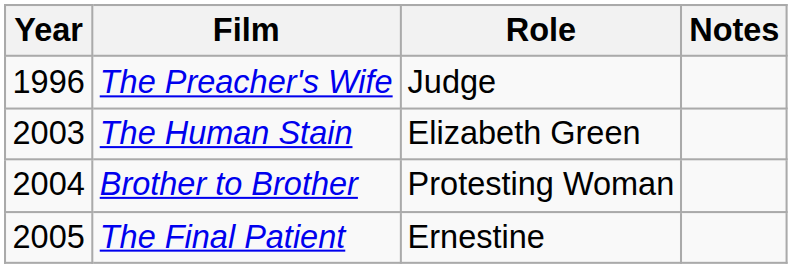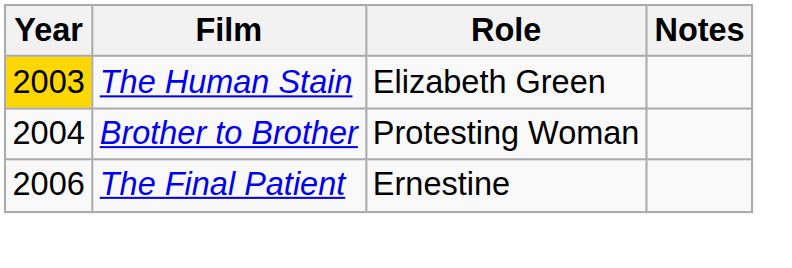- row: (246, 81)
(49, 133) no background -> (49, 81) gold background
(49, 236) 2005 -> (49, 184) 2006
